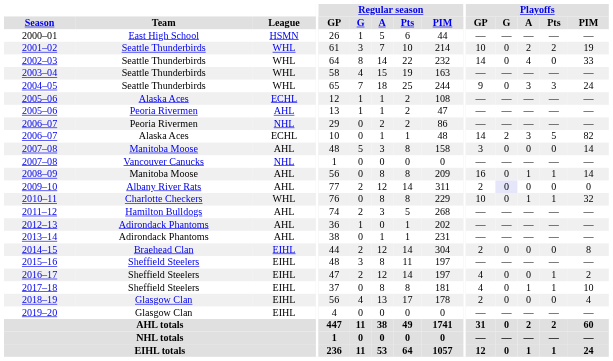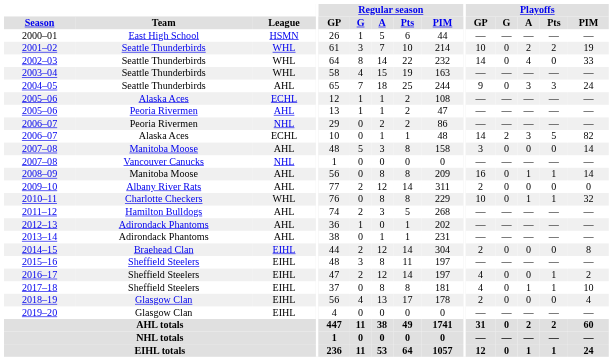(284, 86) WHL -> (284, 86) AHL
(506, 186) lavender background -> (506, 186) no background
